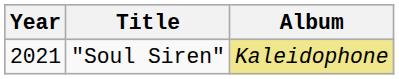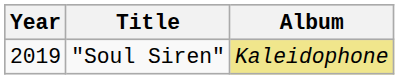(35, 57) 2021 -> (35, 57) 2019
